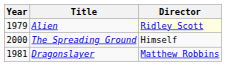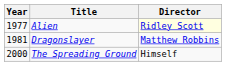(17, 26) 1979 -> (17, 26) 1977
rows swapped: (63, 54) <-> (84, 40)
